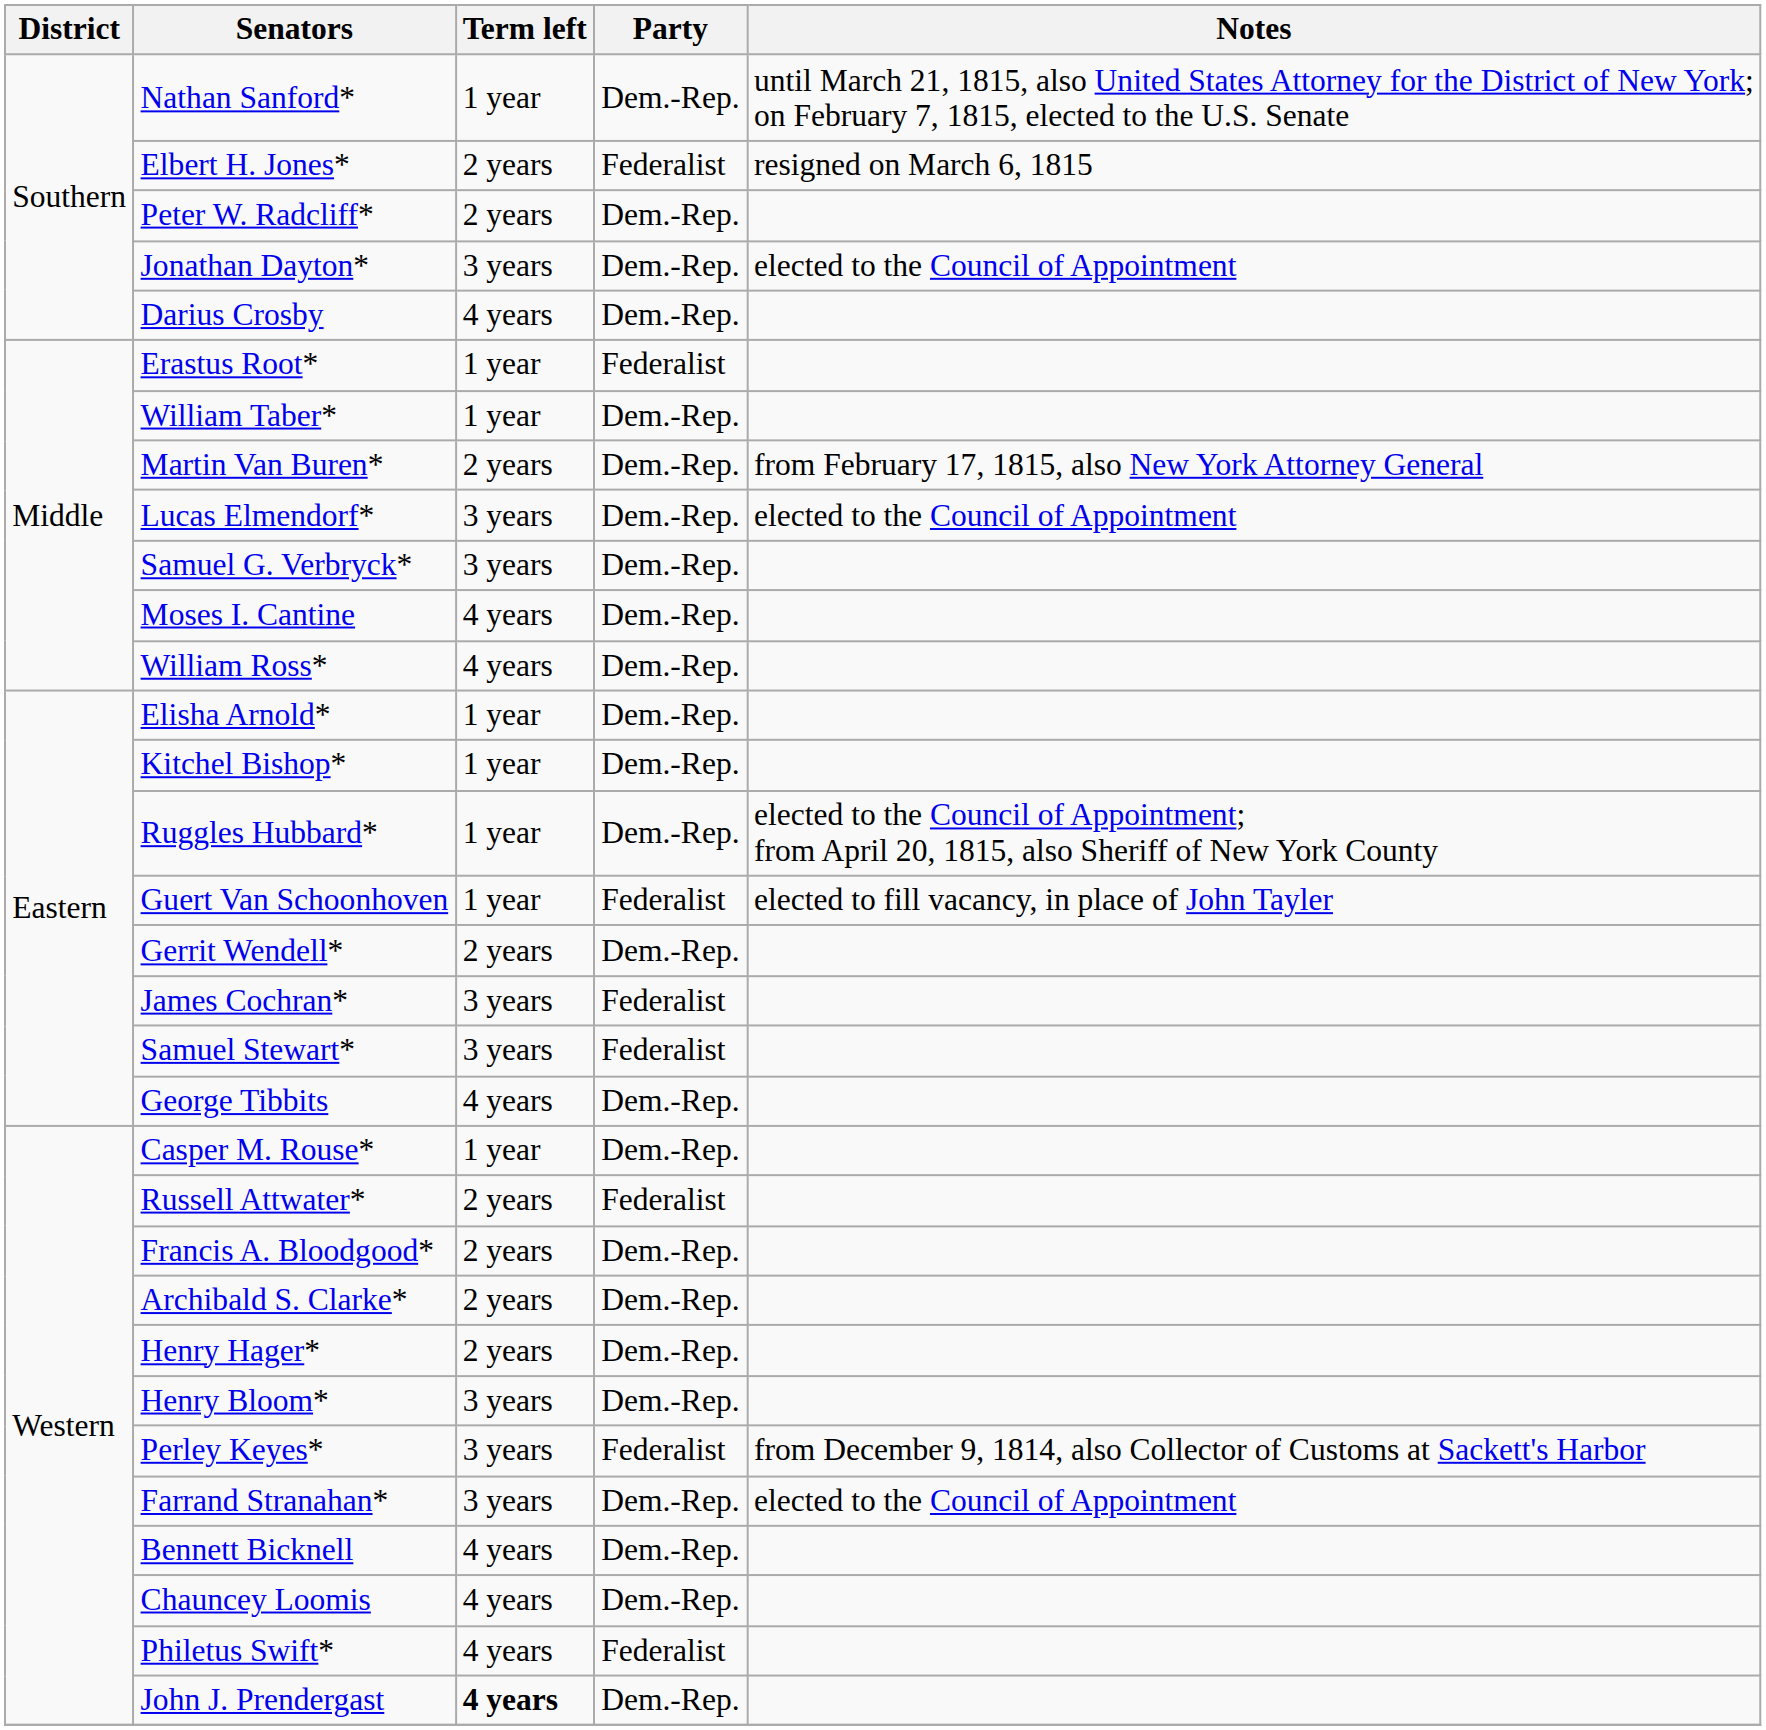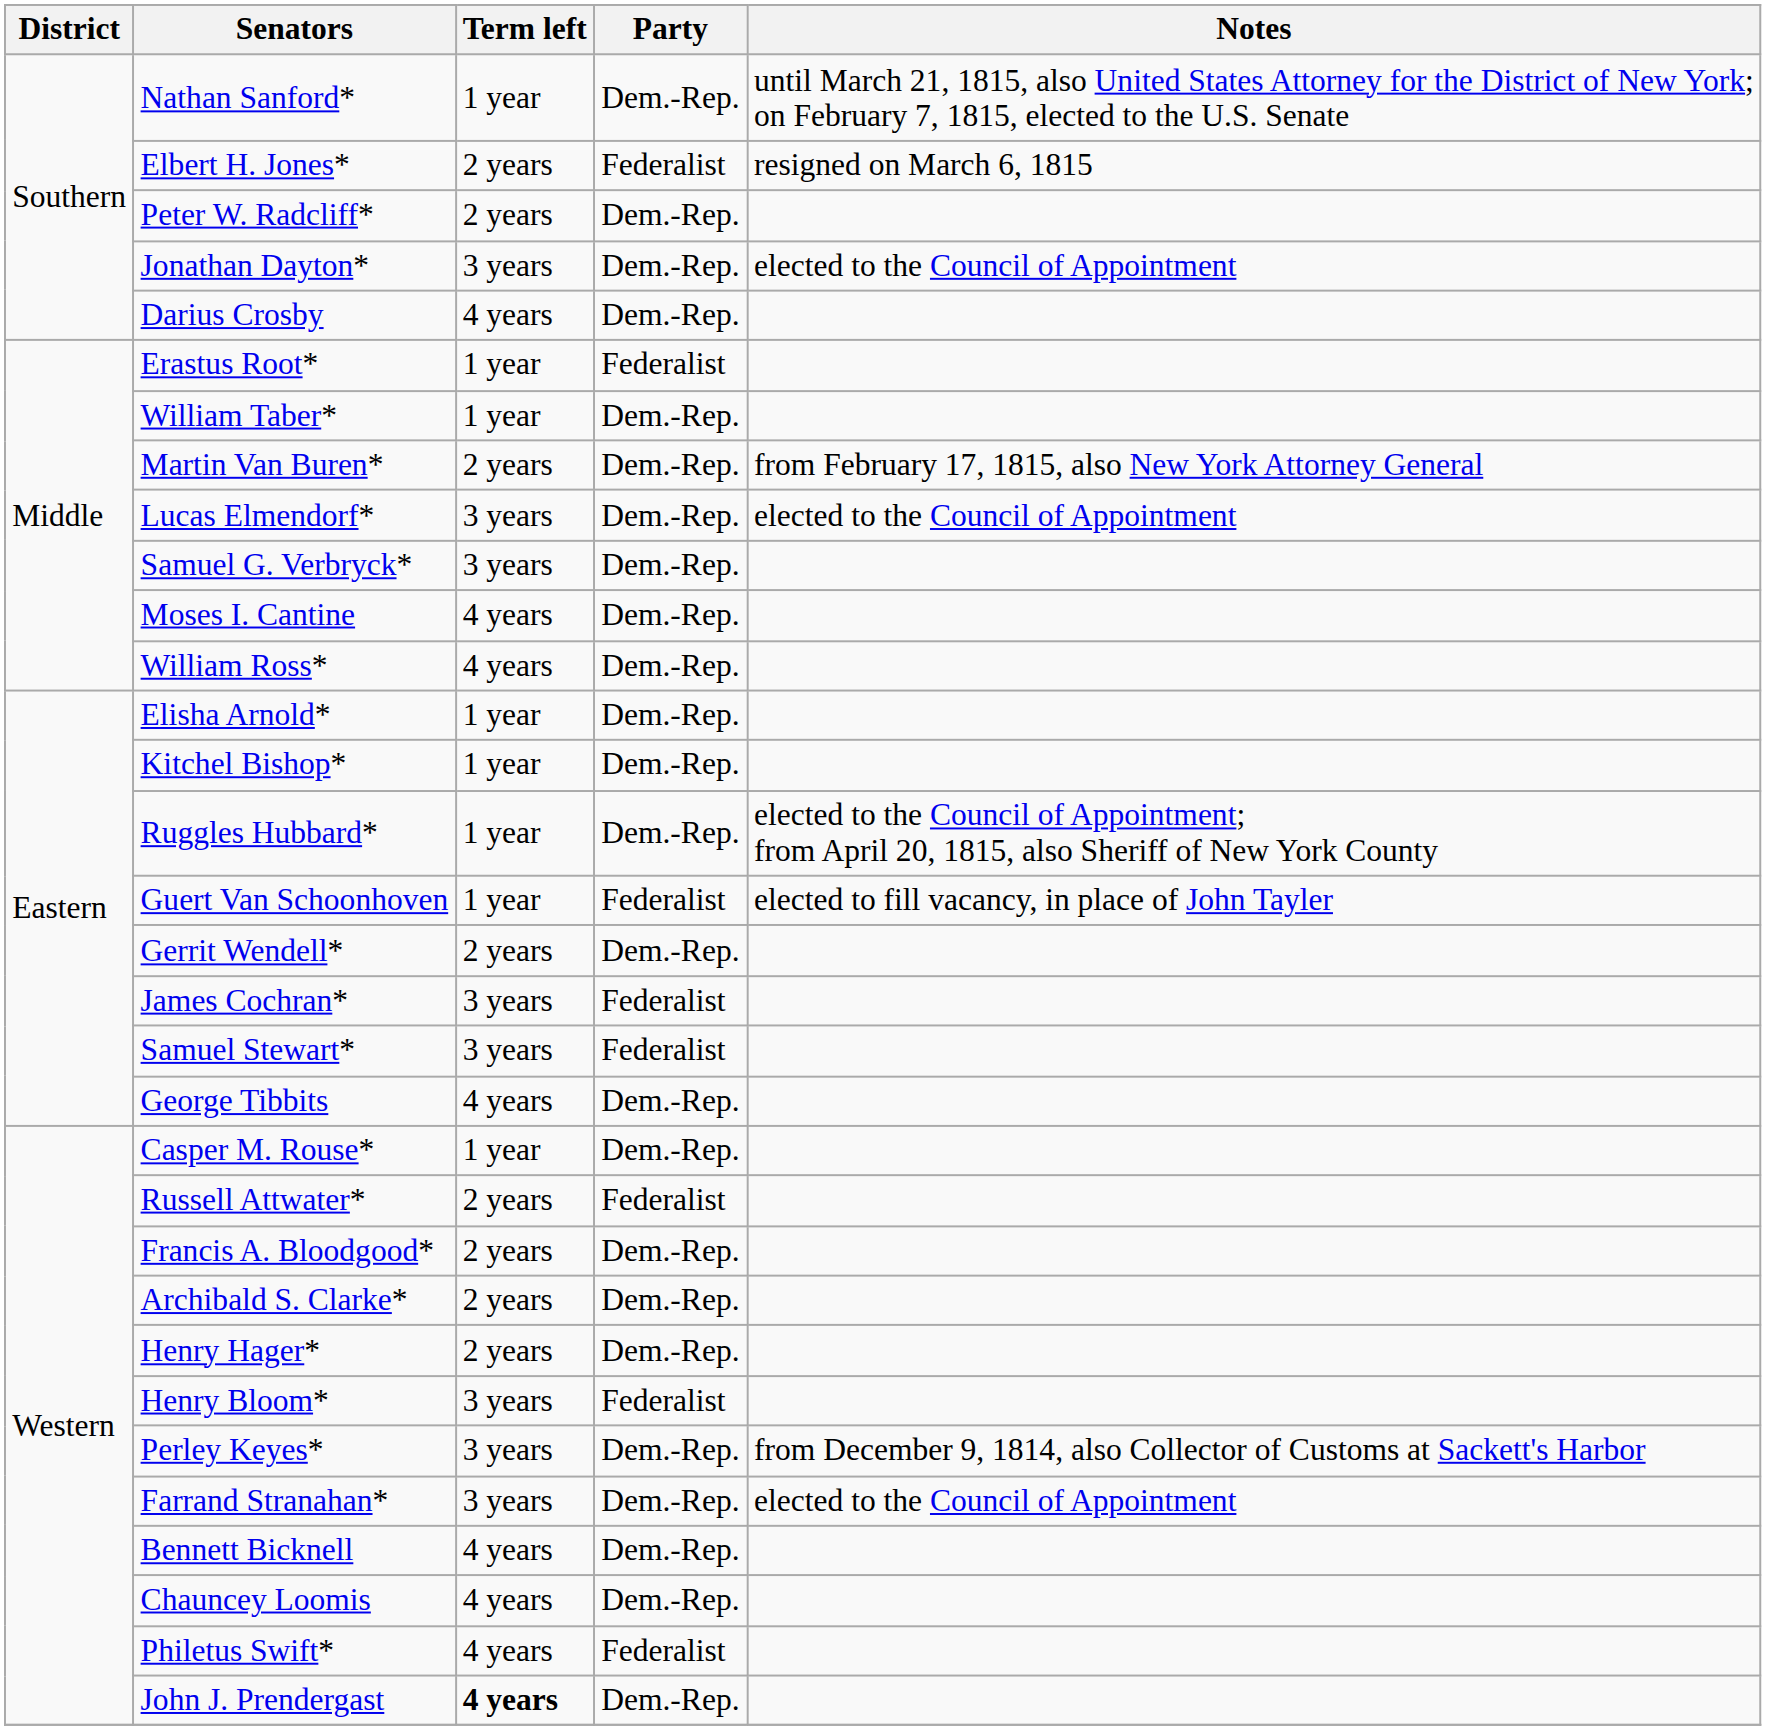(670, 1400) Dem.-Rep. -> (663, 1400) Federalist
(663, 1450) Federalist -> (670, 1450) Dem.-Rep.
